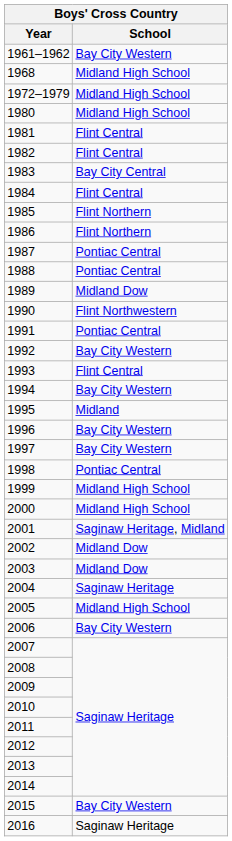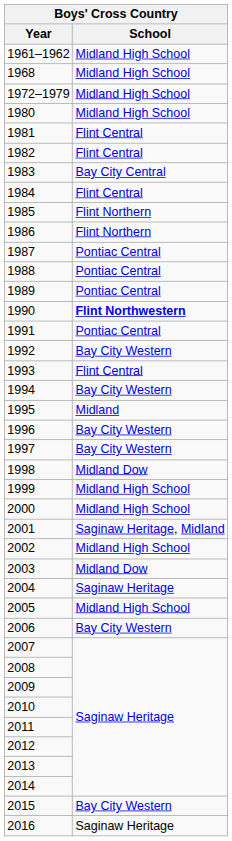(124, 53) Bay City Western -> (133, 53) Midland High School
(112, 291) Midland Dow -> (118, 291) Pontiac Central
(126, 311) normal -> (131, 311) bold
(118, 469) Pontiac Central -> (112, 469) Midland Dow
(112, 548) Midland Dow -> (133, 548) Midland High School
